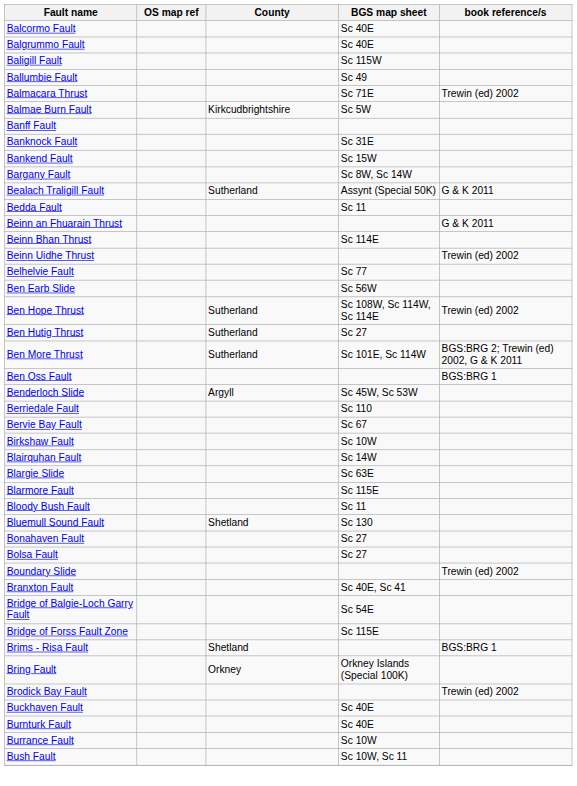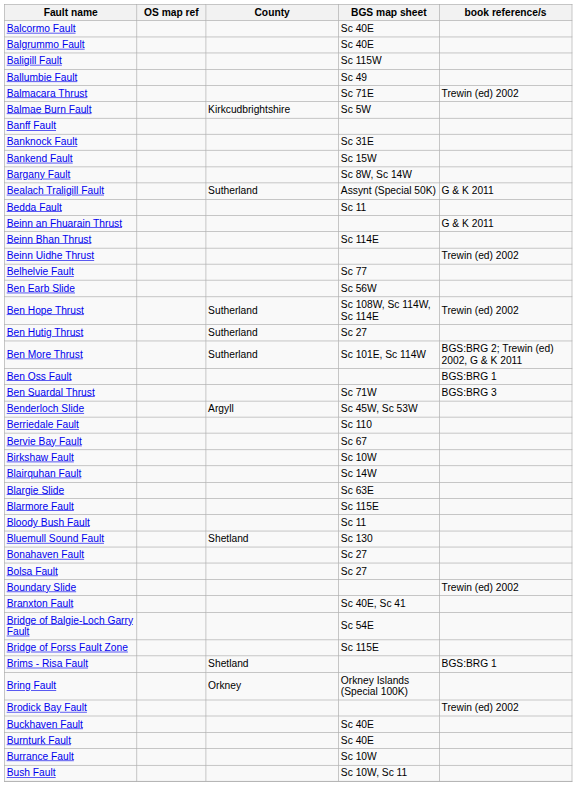+ row: (51, 392)
